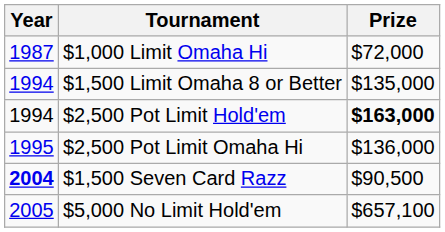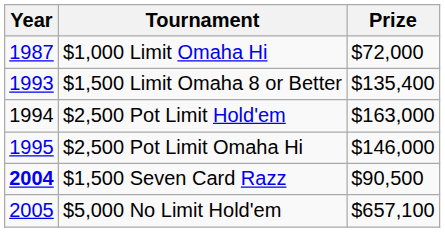(31, 83) 1994 -> (31, 83) 1993
(393, 83) $135,000 -> (393, 83) $135,400
(393, 115) bold -> (393, 115) normal
(393, 147) $136,000 -> (393, 147) $146,000
